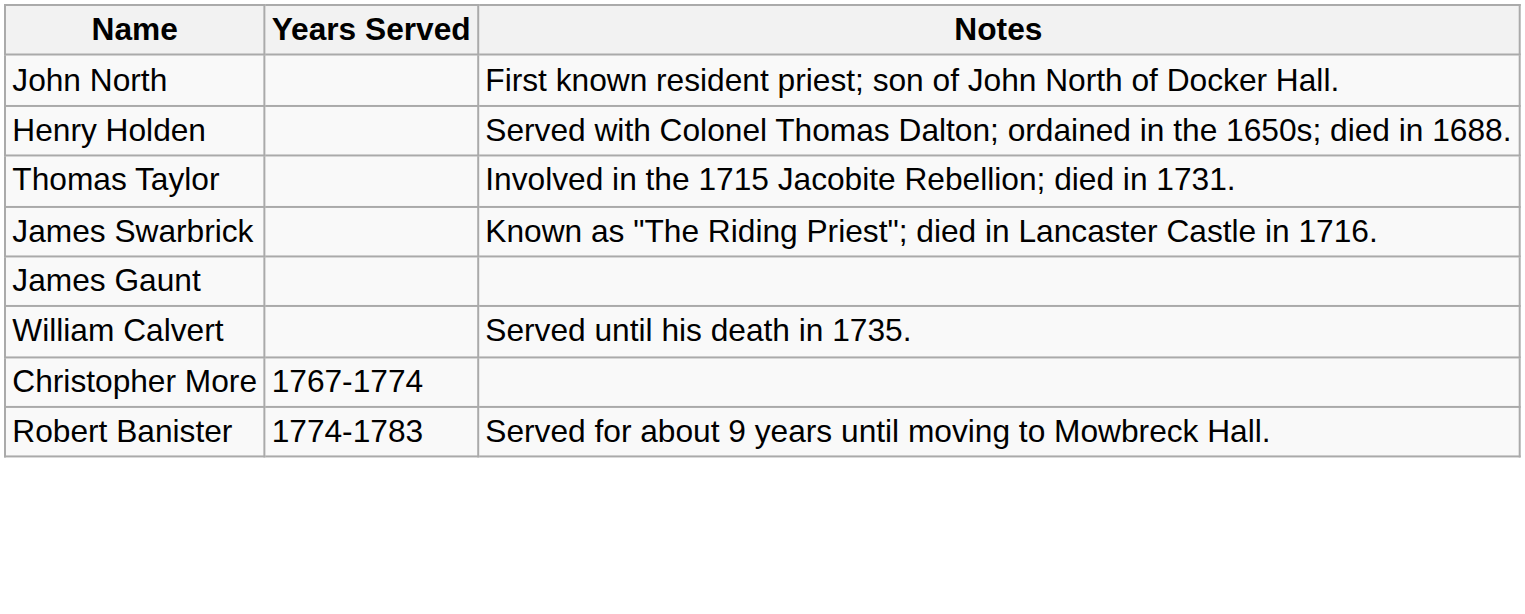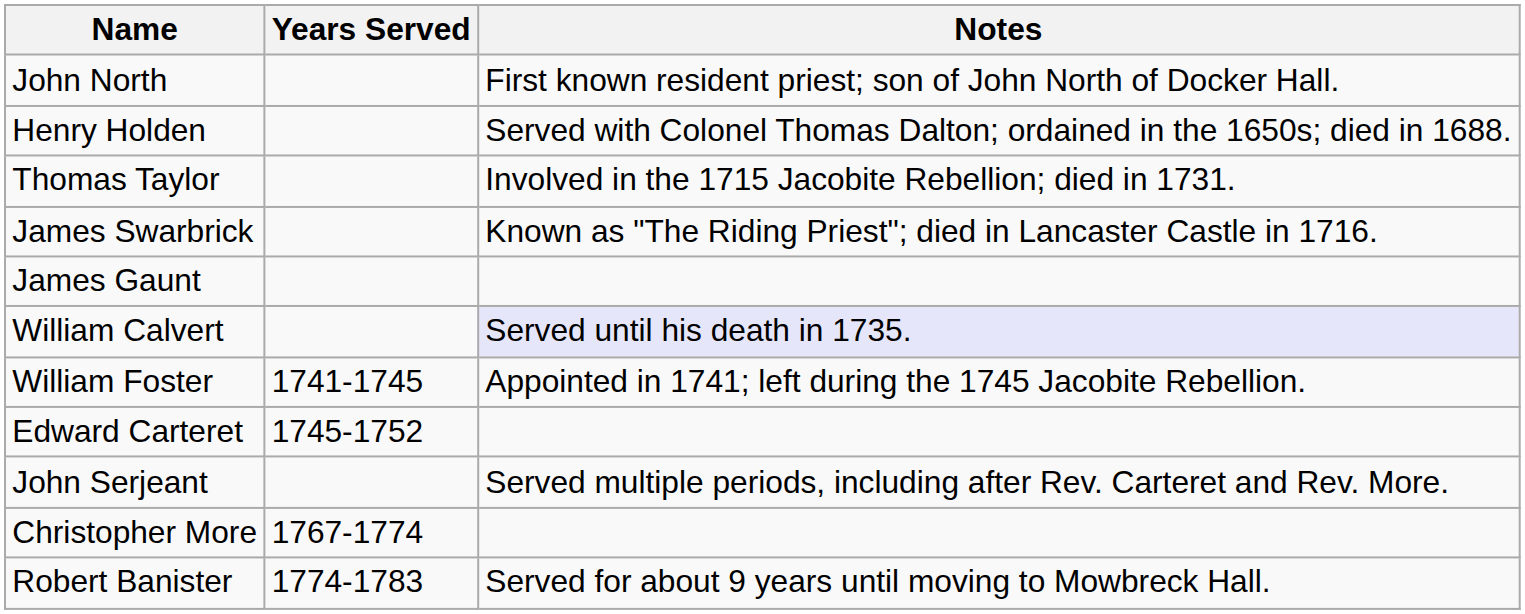(698, 331) no background -> (698, 331) lavender background
+ row: (113, 381)
+ row: (128, 431)
+ row: (110, 481)
